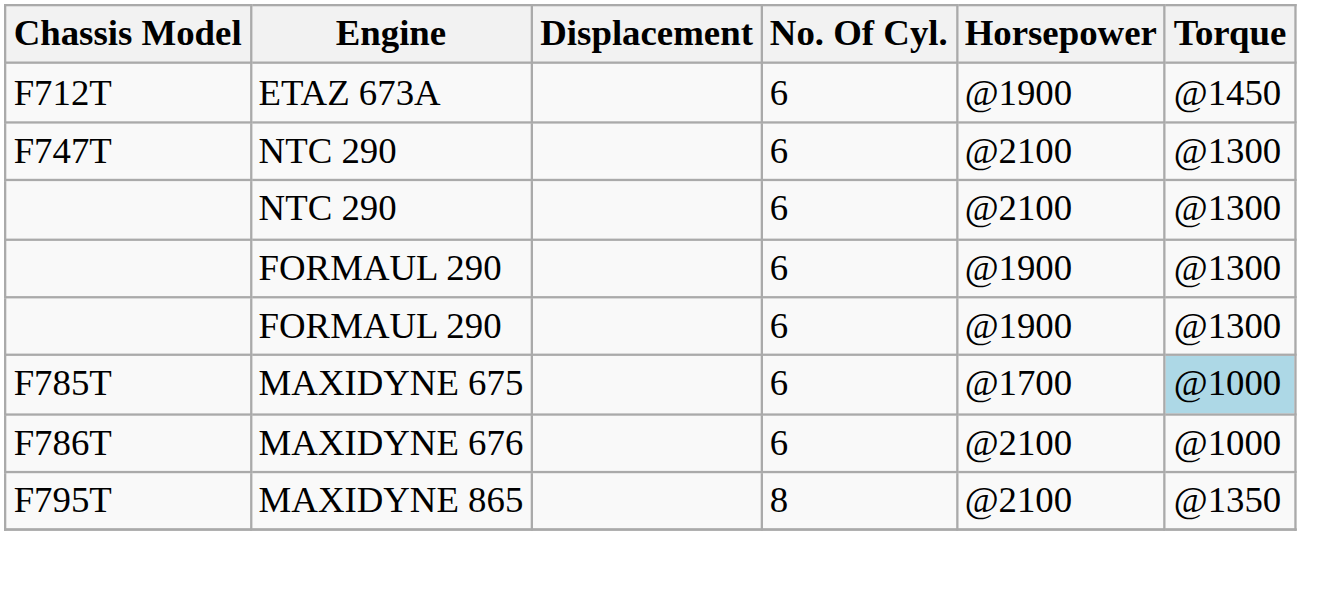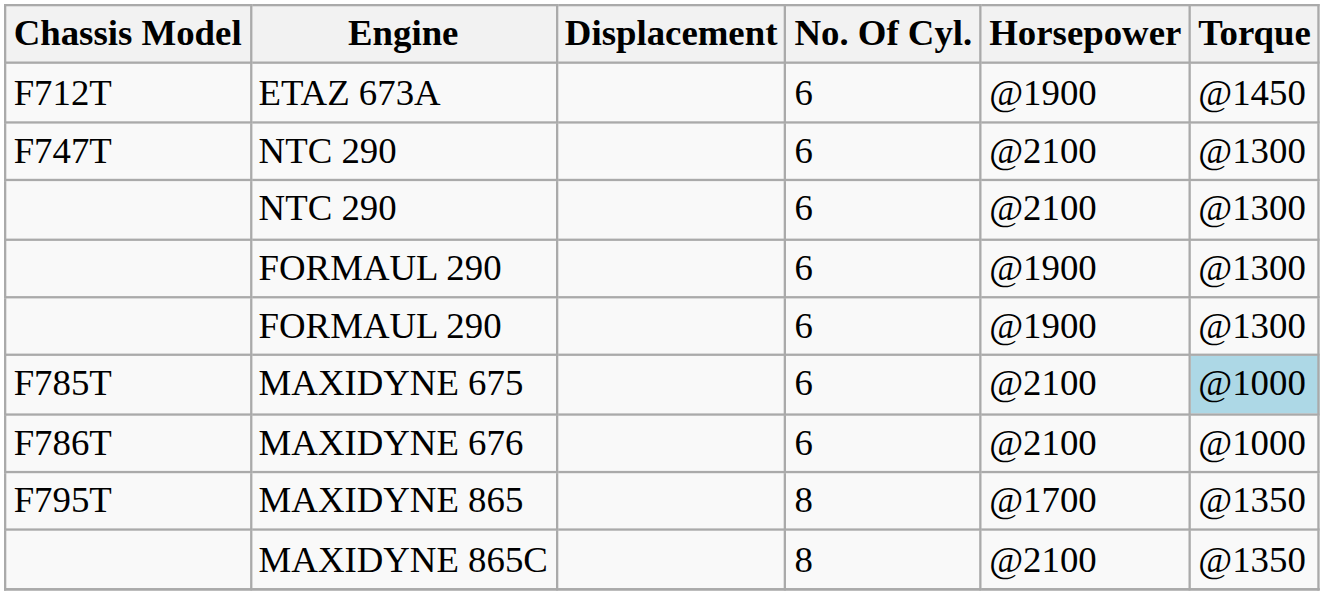(1018, 383) @1700 -> (1043, 383) @2100
(1018, 500) @2100 -> (1043, 500) @1700
+ row: (128, 560)
